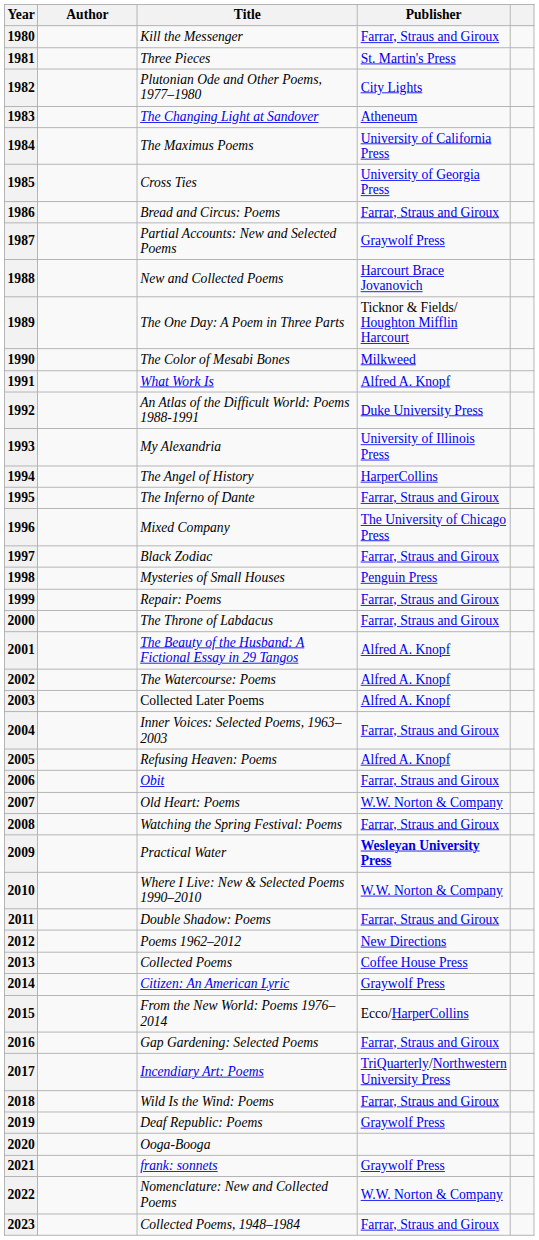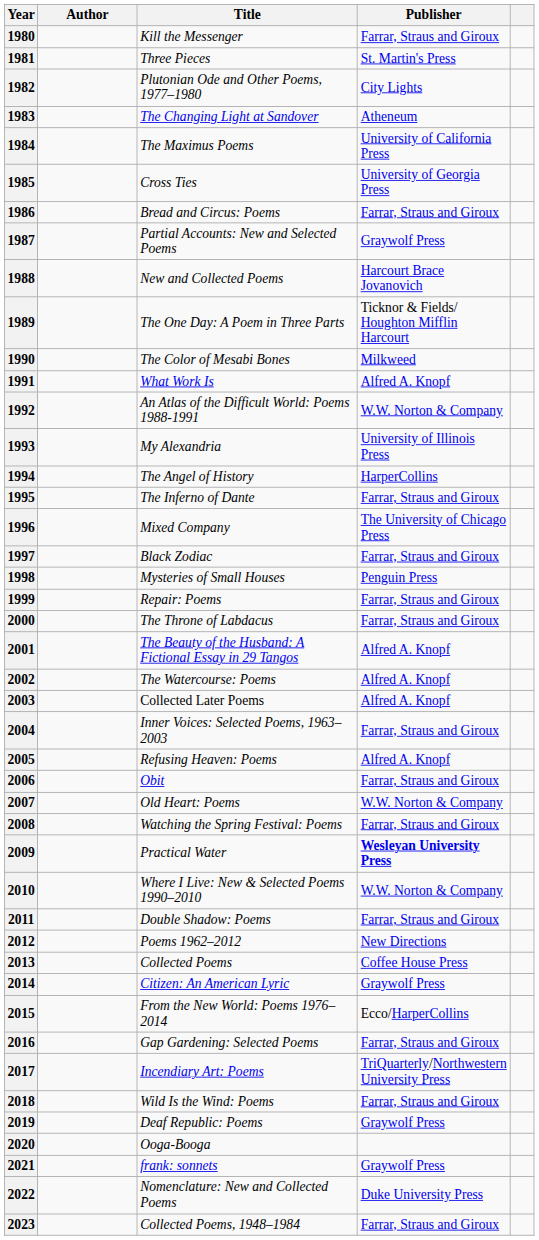(422, 410) Duke University Press -> (432, 410) W.W. Norton & Company
(432, 1195) W.W. Norton & Company -> (422, 1195) Duke University Press
